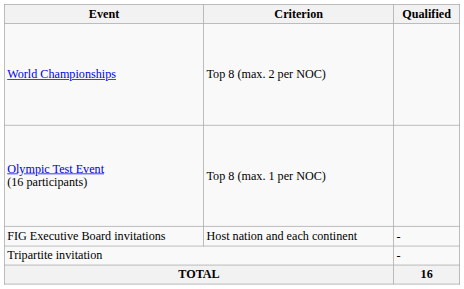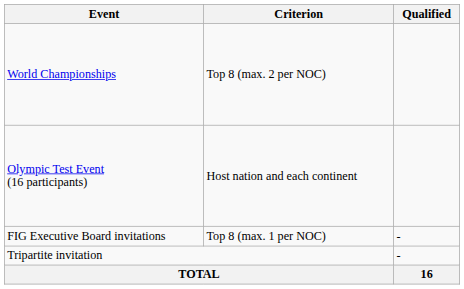(266, 175) Top 8 (max. 1 per NOC) -> (282, 175) Host nation and each continent
(282, 236) Host nation and each continent -> (266, 236) Top 8 (max. 1 per NOC)
